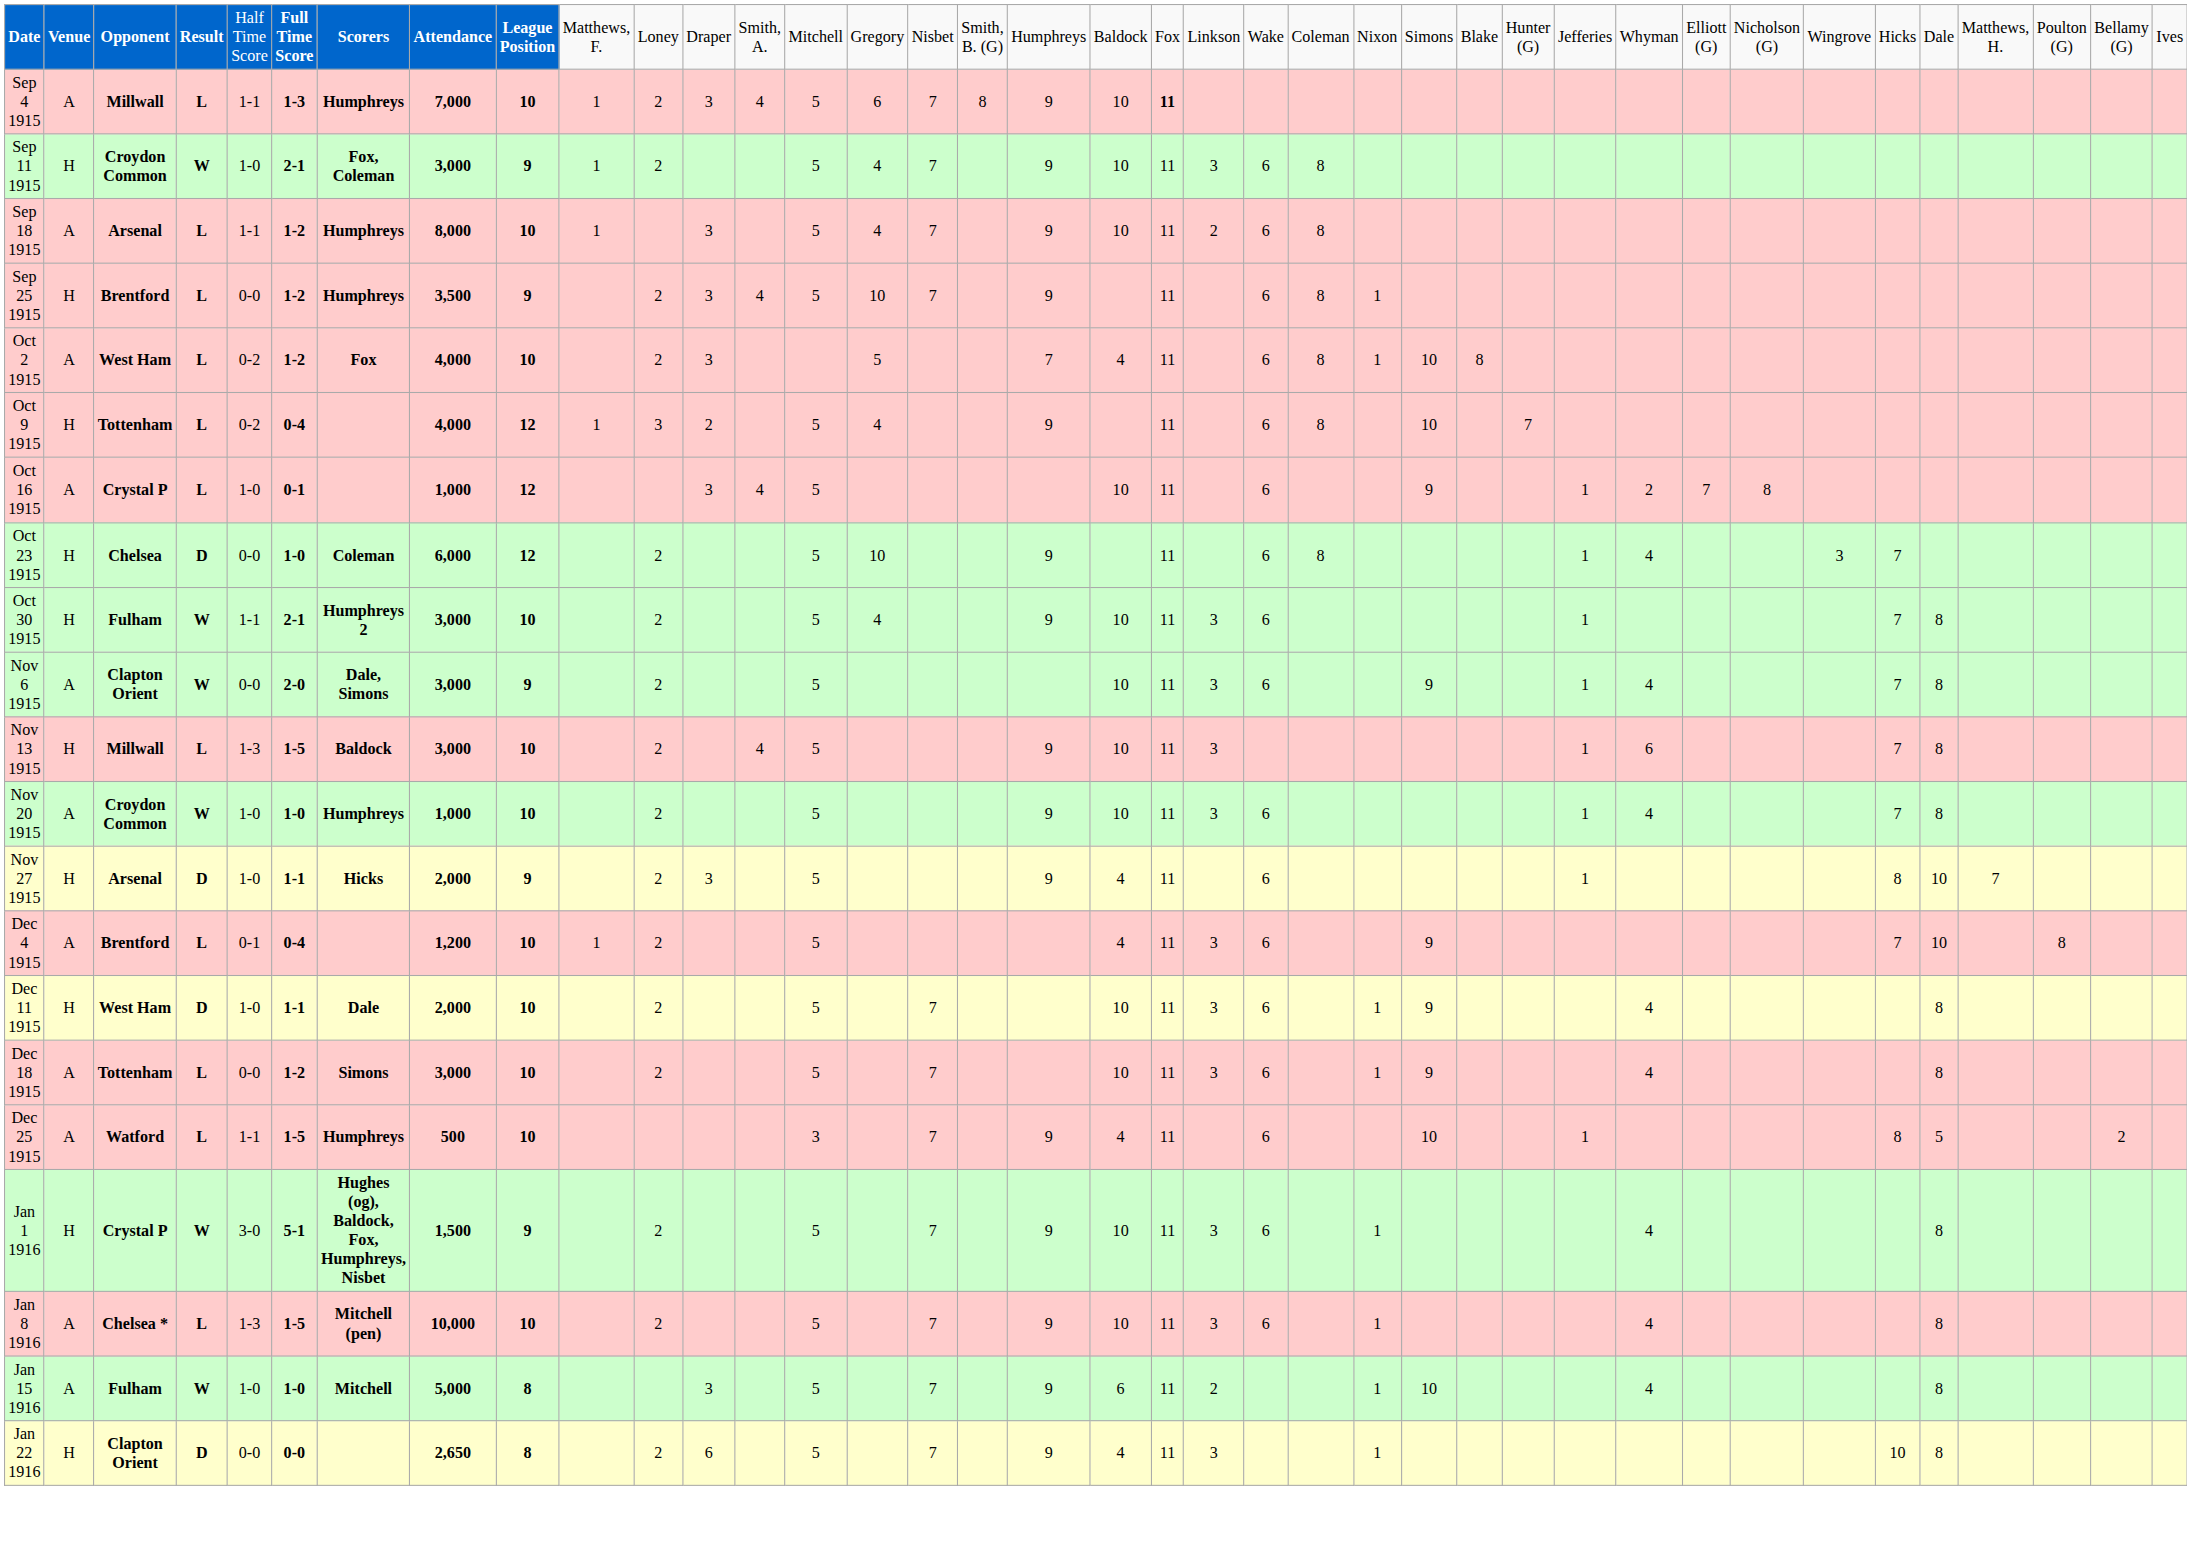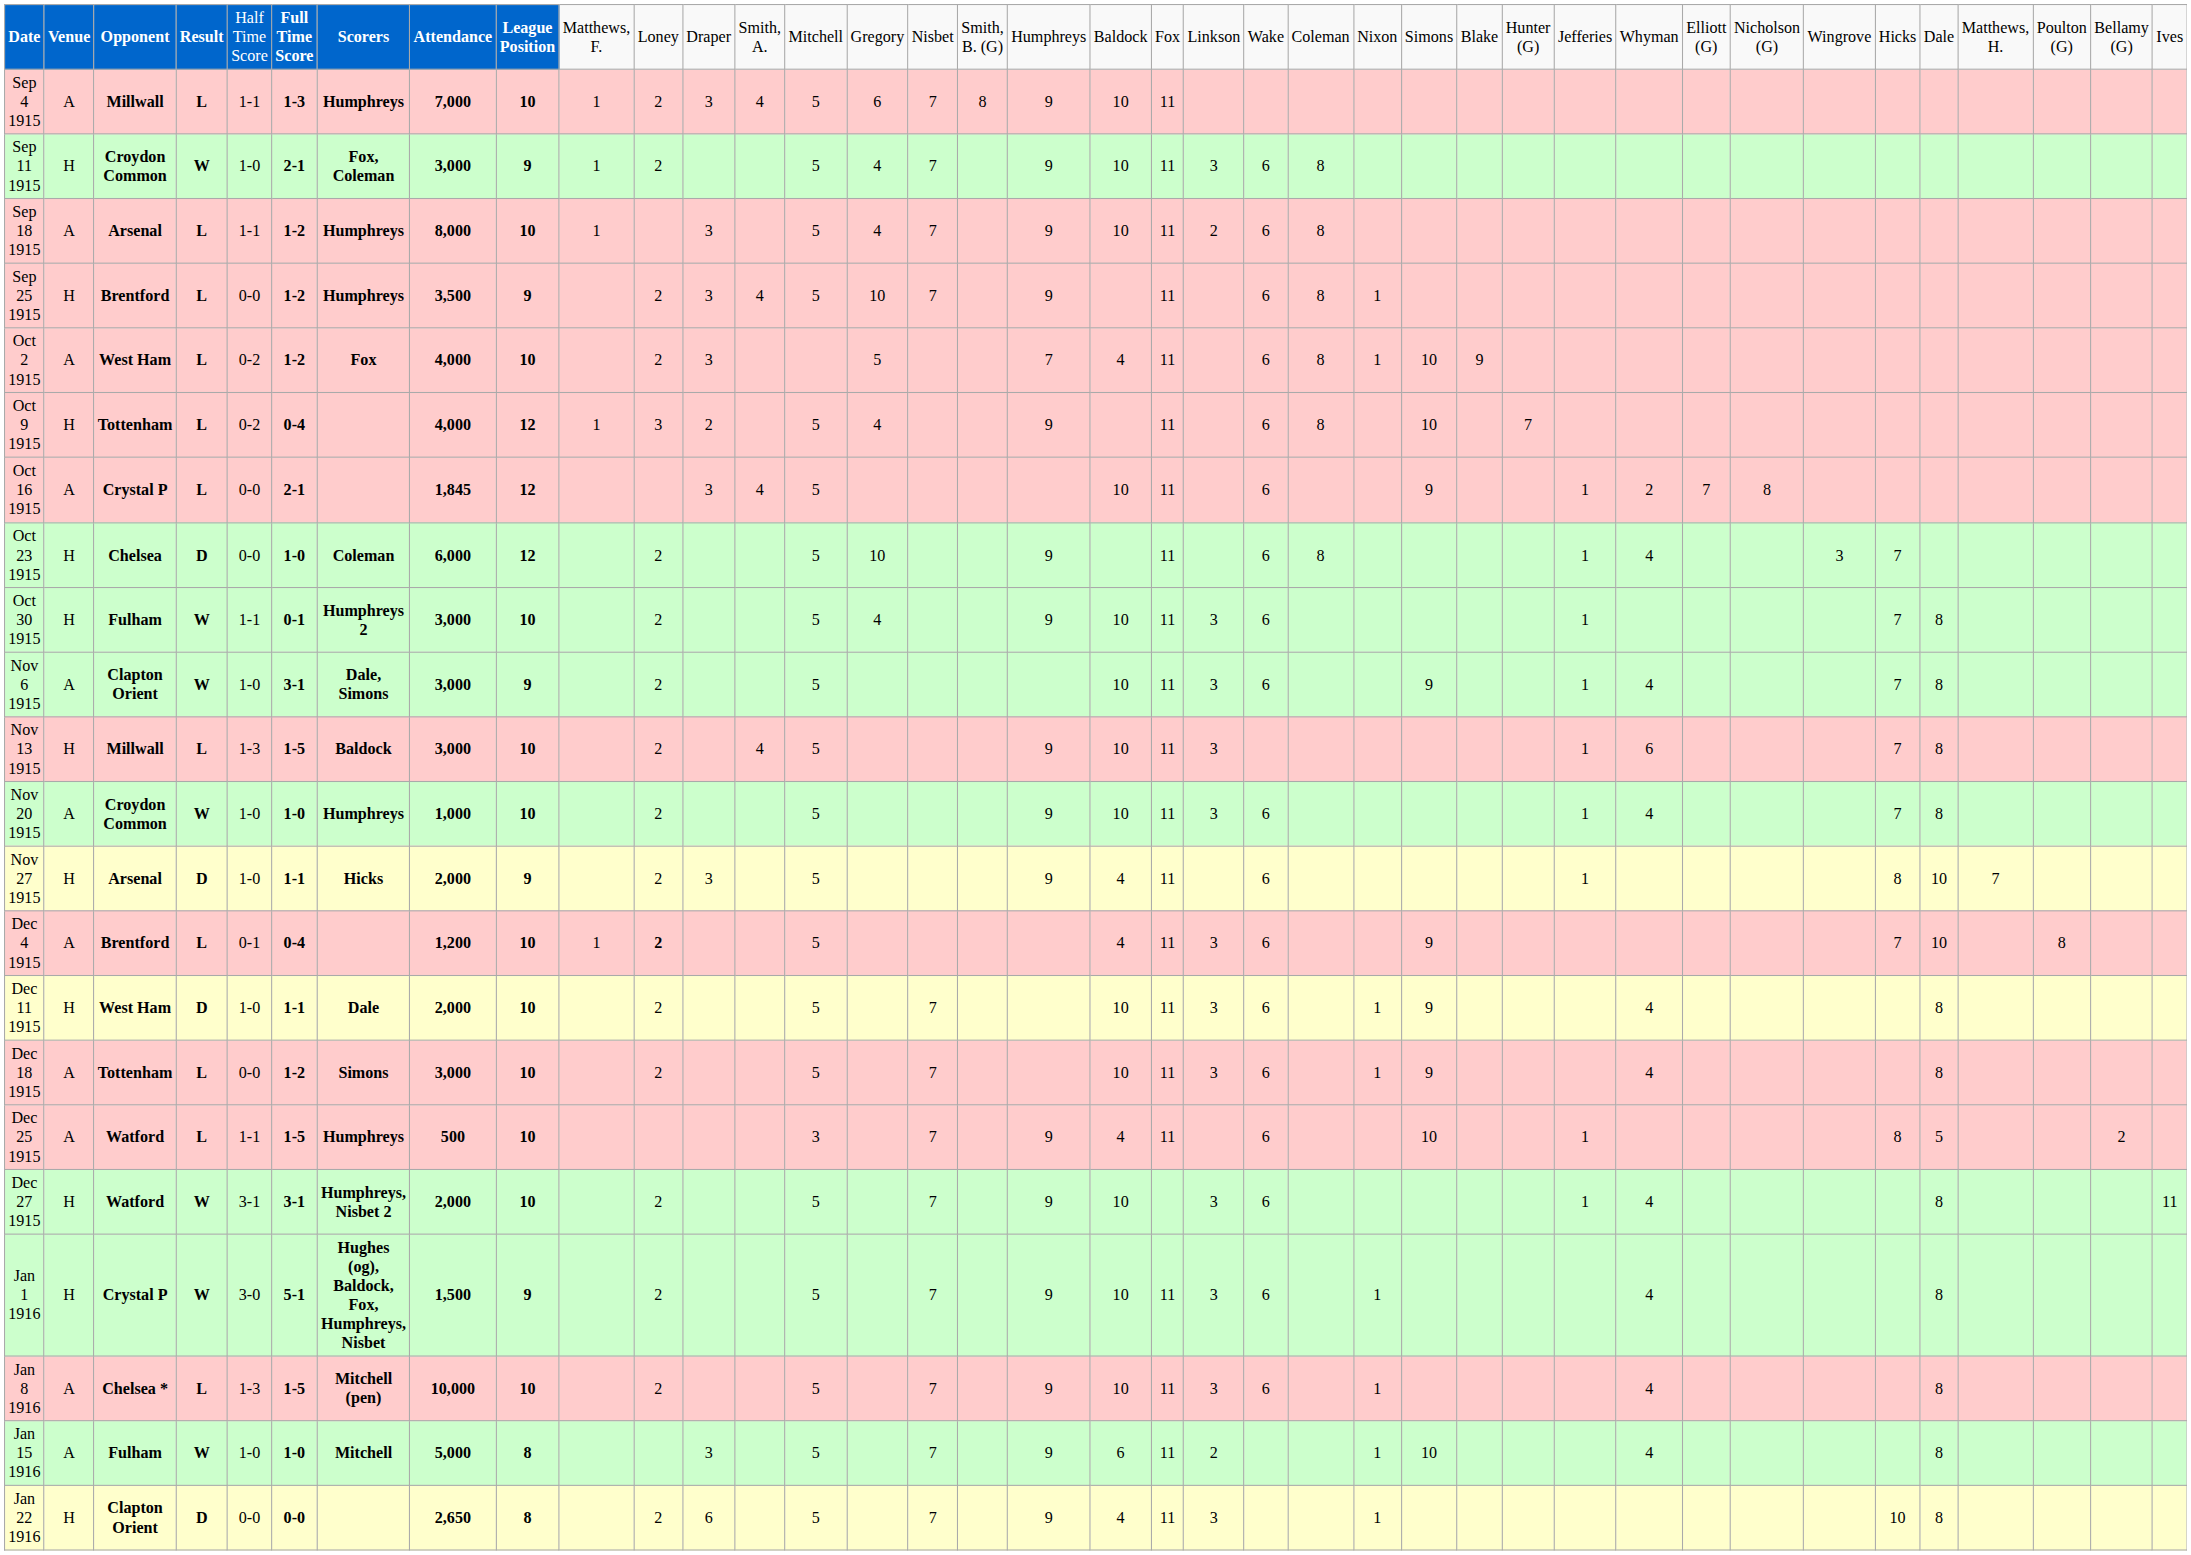(1167, 101) bold -> (1167, 101) normal
(1479, 360) 8 -> (1479, 360) 9
(249, 490) 1-0 -> (249, 490) 0-0
(294, 490) 0-1 -> (294, 490) 2-1
(453, 490) 1,000 -> (453, 490) 1,845
(294, 619) 2-1 -> (294, 619) 0-1
(249, 684) 0-0 -> (249, 684) 1-0
(294, 684) 2-0 -> (294, 684) 3-1
(658, 943) normal -> (658, 943) bold
+ row: (24, 1202)
